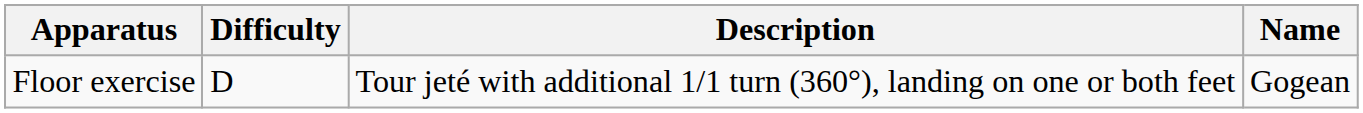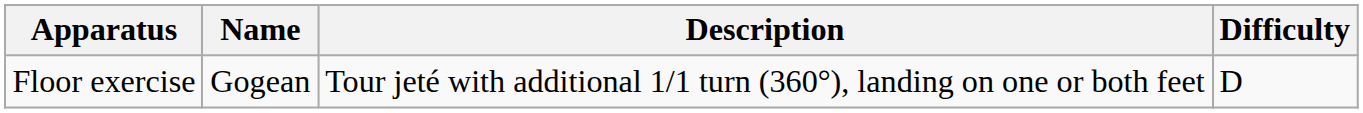columns swapped: (1300, 30) <-> (276, 30)
